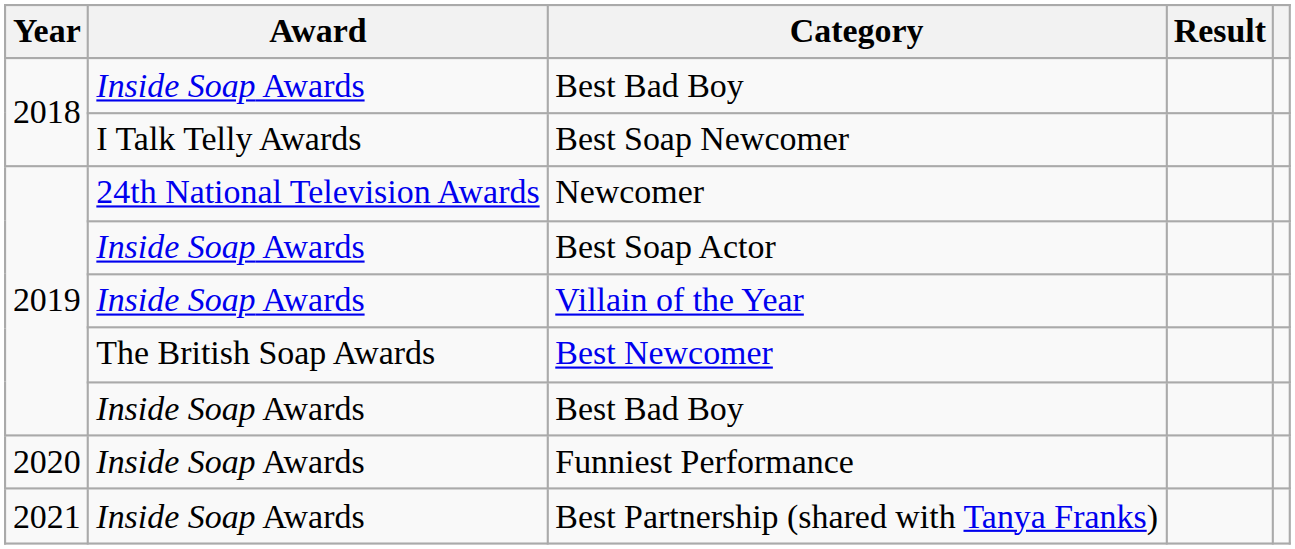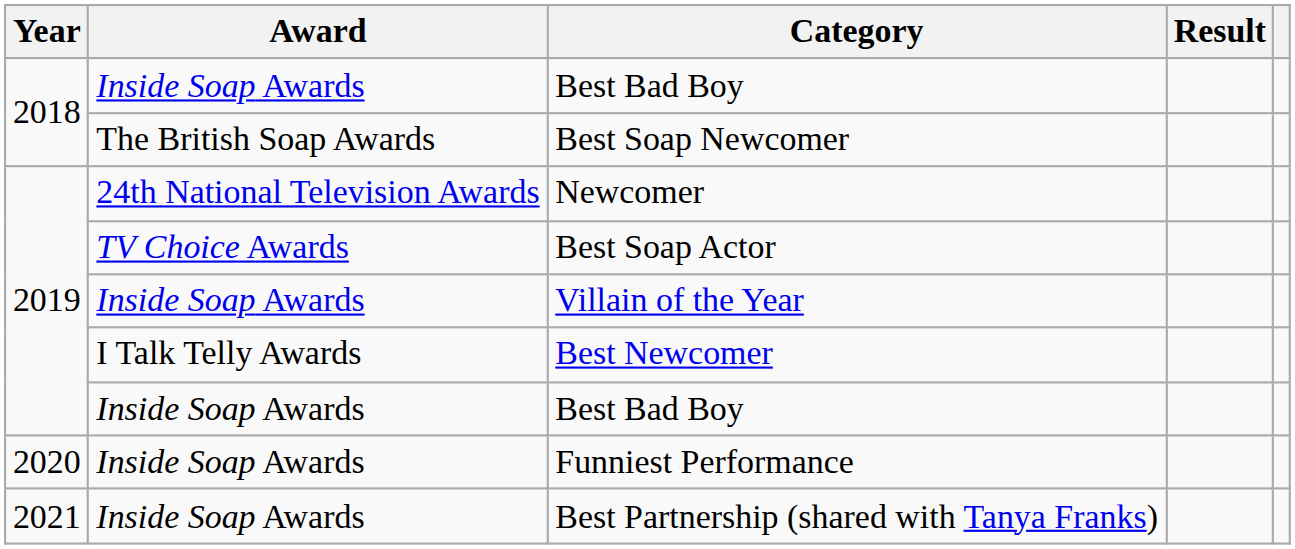(229, 138) I Talk Telly Awards -> (266, 138) The British Soap Awards
(230, 246) Inside Soap Awards -> (223, 246) TV Choice Awards
(266, 354) The British Soap Awards -> (229, 354) I Talk Telly Awards
